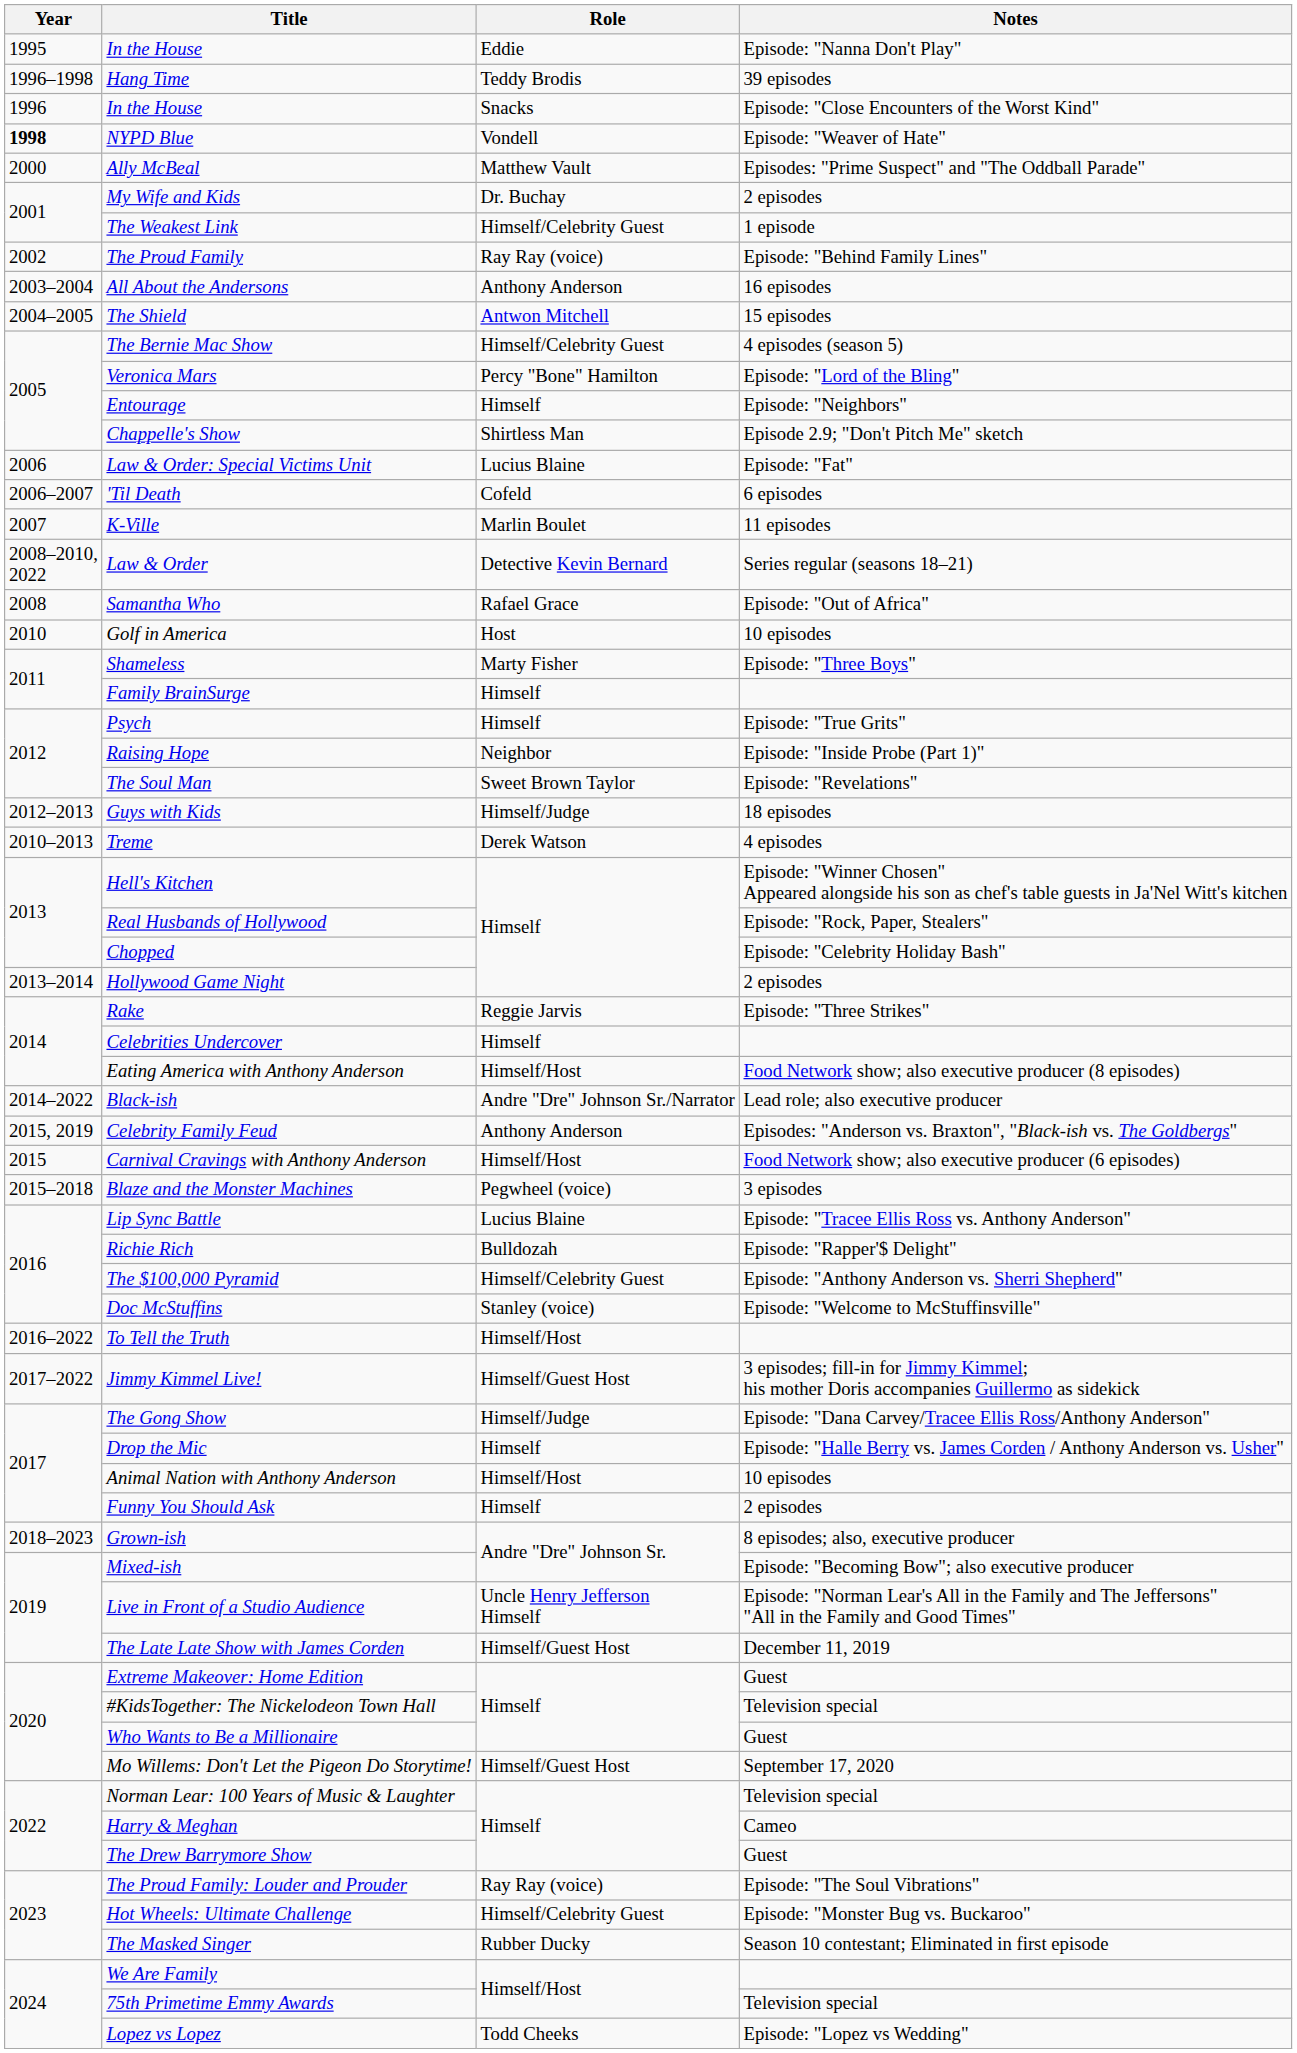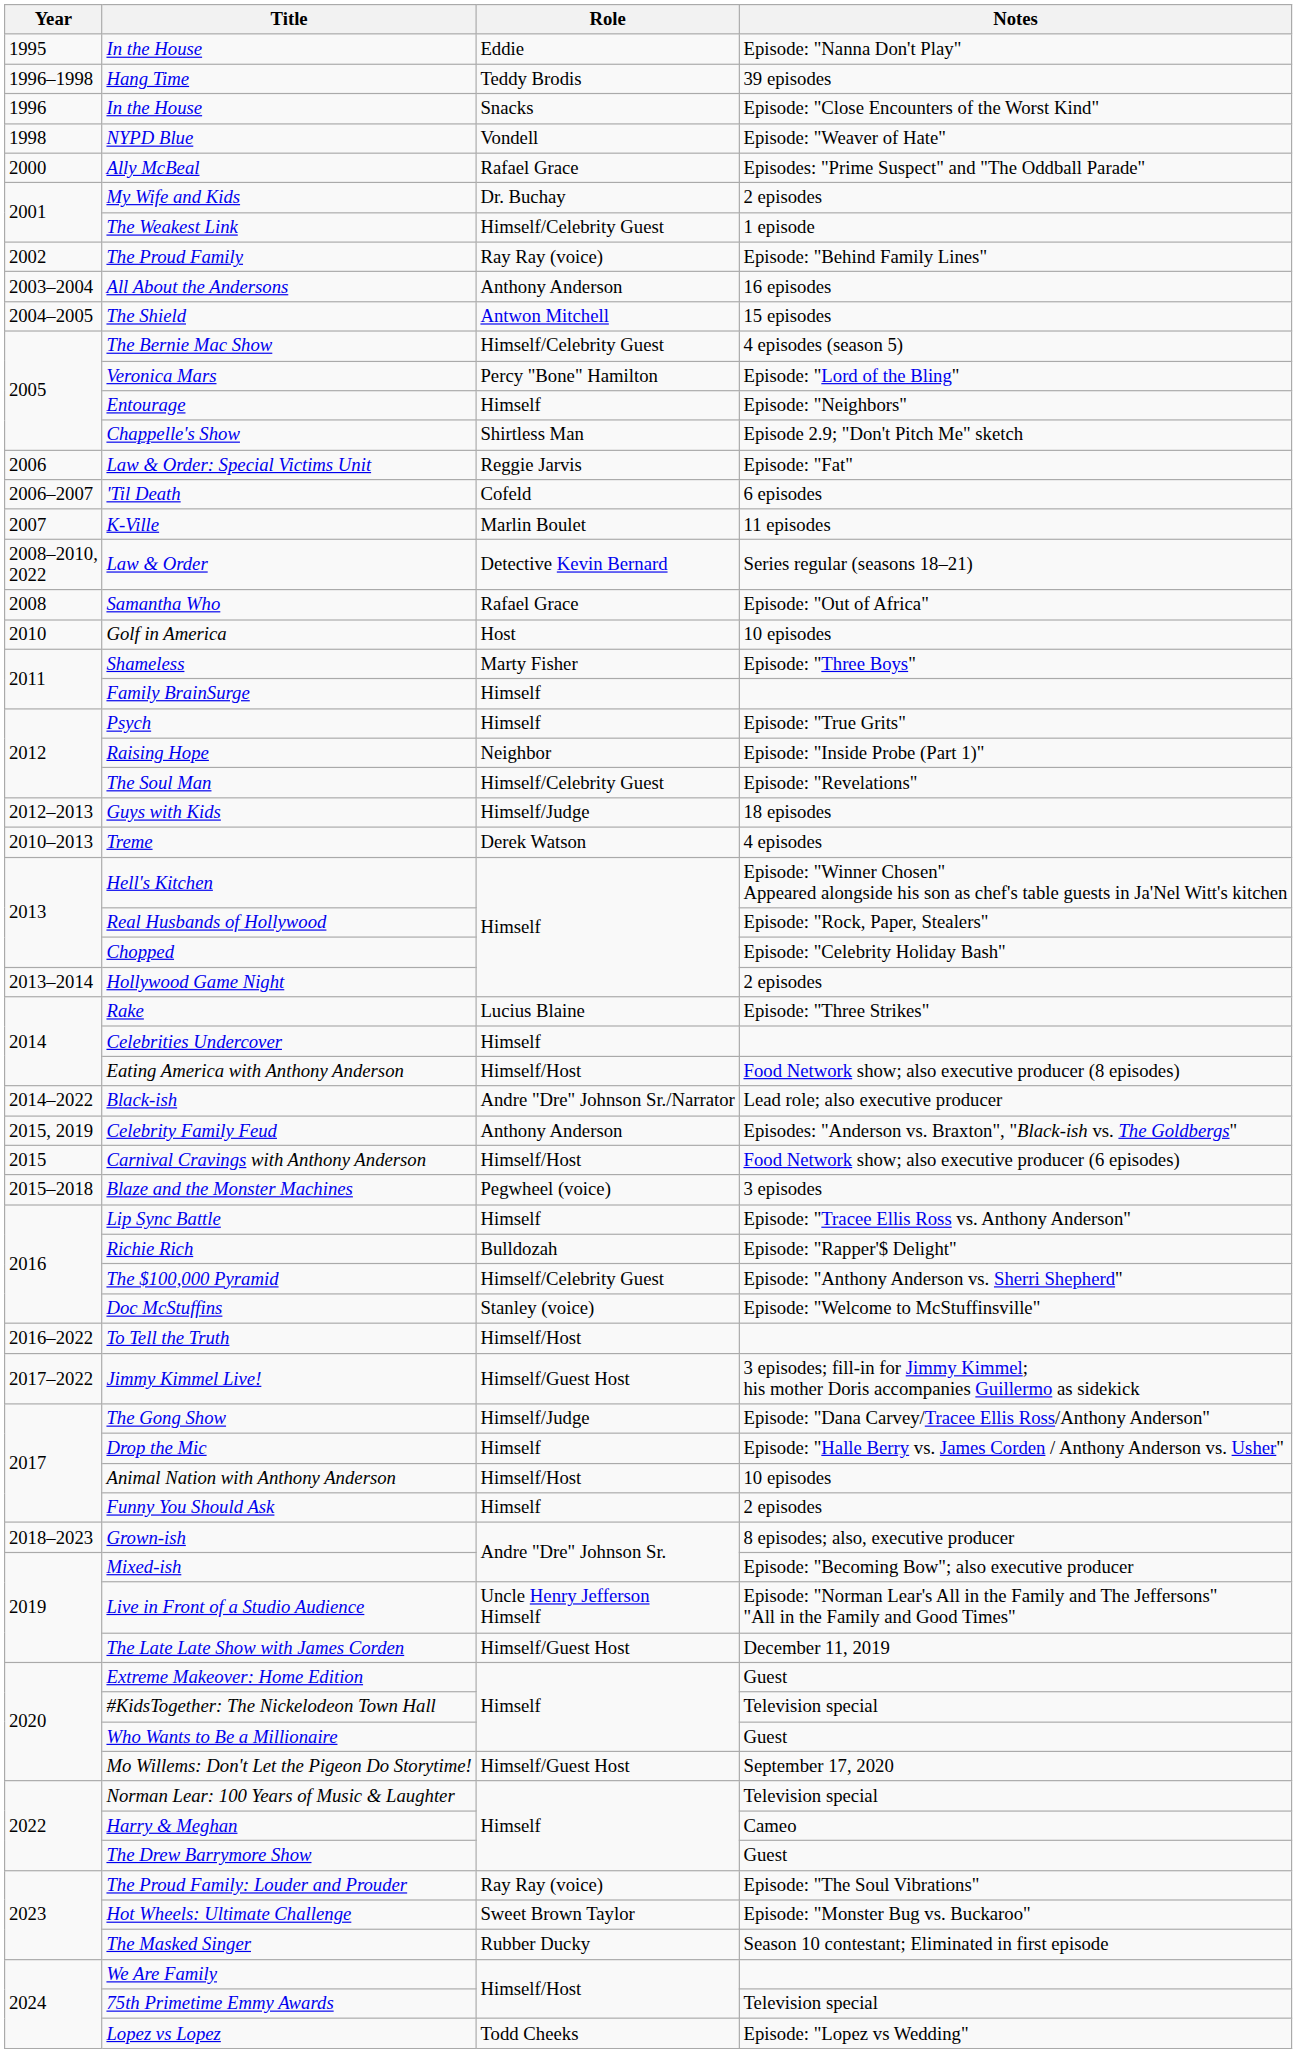(28, 138) bold -> (28, 138) normal
(536, 167) Matthew Vault -> (530, 167) Rafael Grace
(533, 464) Lucius Blaine -> (531, 464) Reggie Jarvis
(558, 782) Sweet Brown Taylor -> (572, 782) Himself/Celebrity Guest
(531, 1011) Reggie Jarvis -> (533, 1011) Lucius Blaine
(533, 1219) Lucius Blaine -> (511, 1219) Himself
(572, 1914) Himself/Celebrity Guest -> (558, 1914) Sweet Brown Taylor
